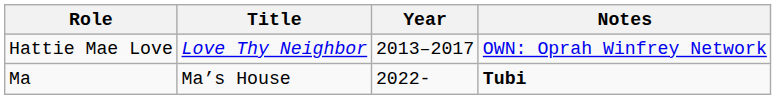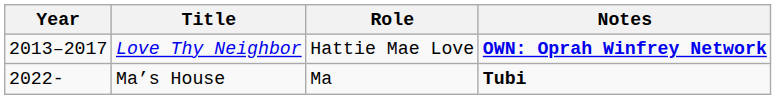columns swapped: (425, 20) <-> (91, 20)
(625, 49) normal -> (625, 49) bold
